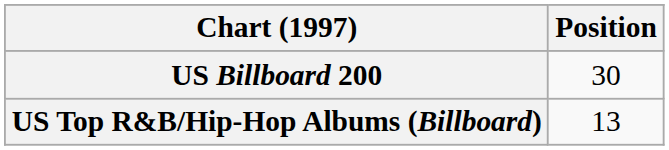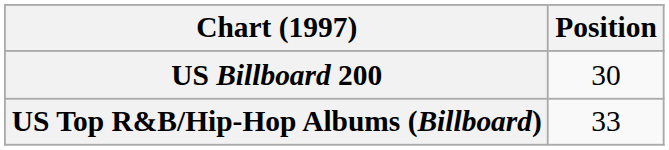(606, 121) 13 -> (606, 121) 33
